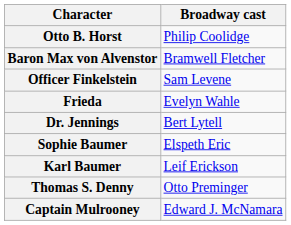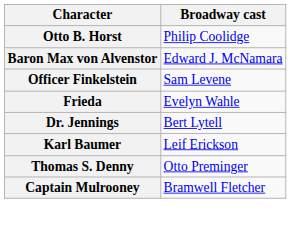(214, 58) Bramwell Fletcher -> (223, 58) Edward J. McNamara
- row: (82, 144)
(223, 209) Edward J. McNamara -> (214, 187) Bramwell Fletcher
